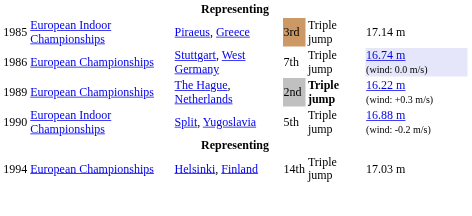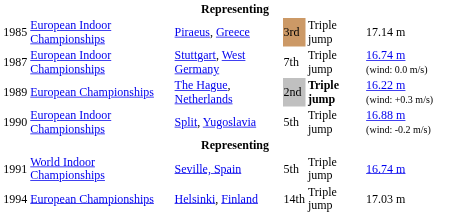(15, 62) 1986 -> (15, 62) 1987
(92, 62) European Championships -> (71, 62) European Indoor Championships
(397, 62) lavender background -> (397, 62) no background
+ row: (208, 168)
